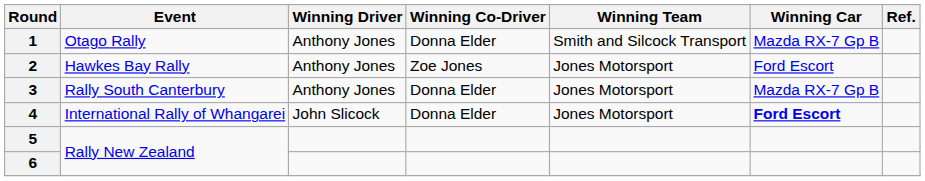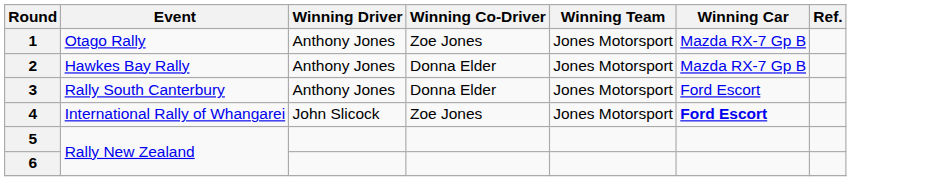(453, 41) Donna Elder -> (446, 41) Zoe Jones
(650, 41) Smith and Silcock Transport -> (613, 41) Jones Motorsport
(446, 65) Zoe Jones -> (453, 65) Donna Elder
(794, 65) Ford Escort -> (743, 65) Mazda RX-7 Gp B
(816, 90) Mazda RX-7 Gp B -> (720, 90) Ford Escort
(453, 114) Donna Elder -> (446, 114) Zoe Jones
